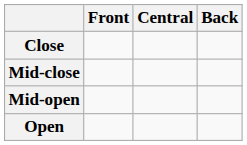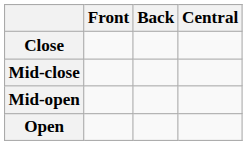columns swapped: (165, 18) <-> (220, 18)
